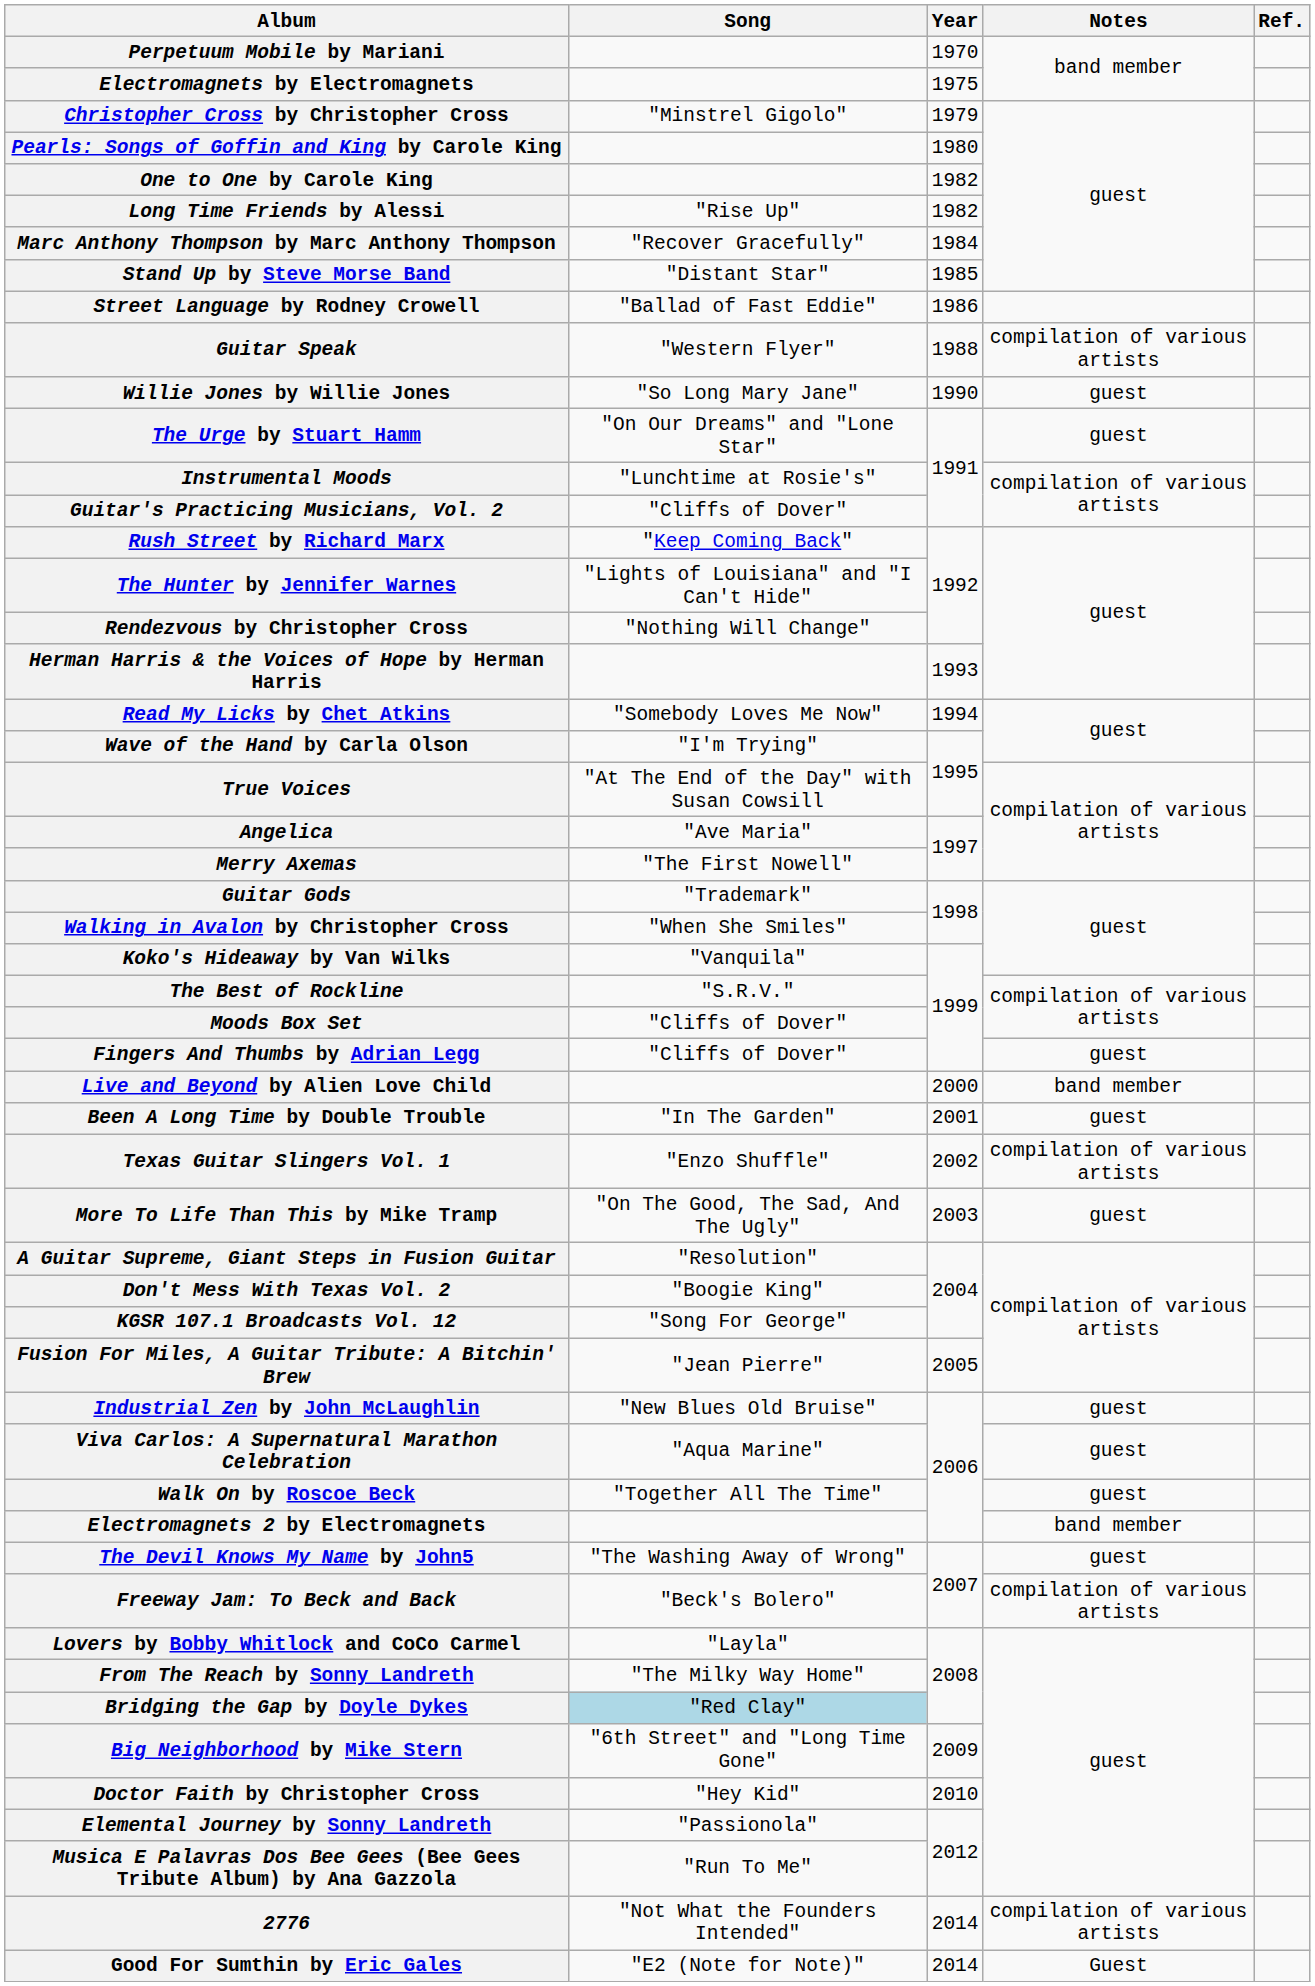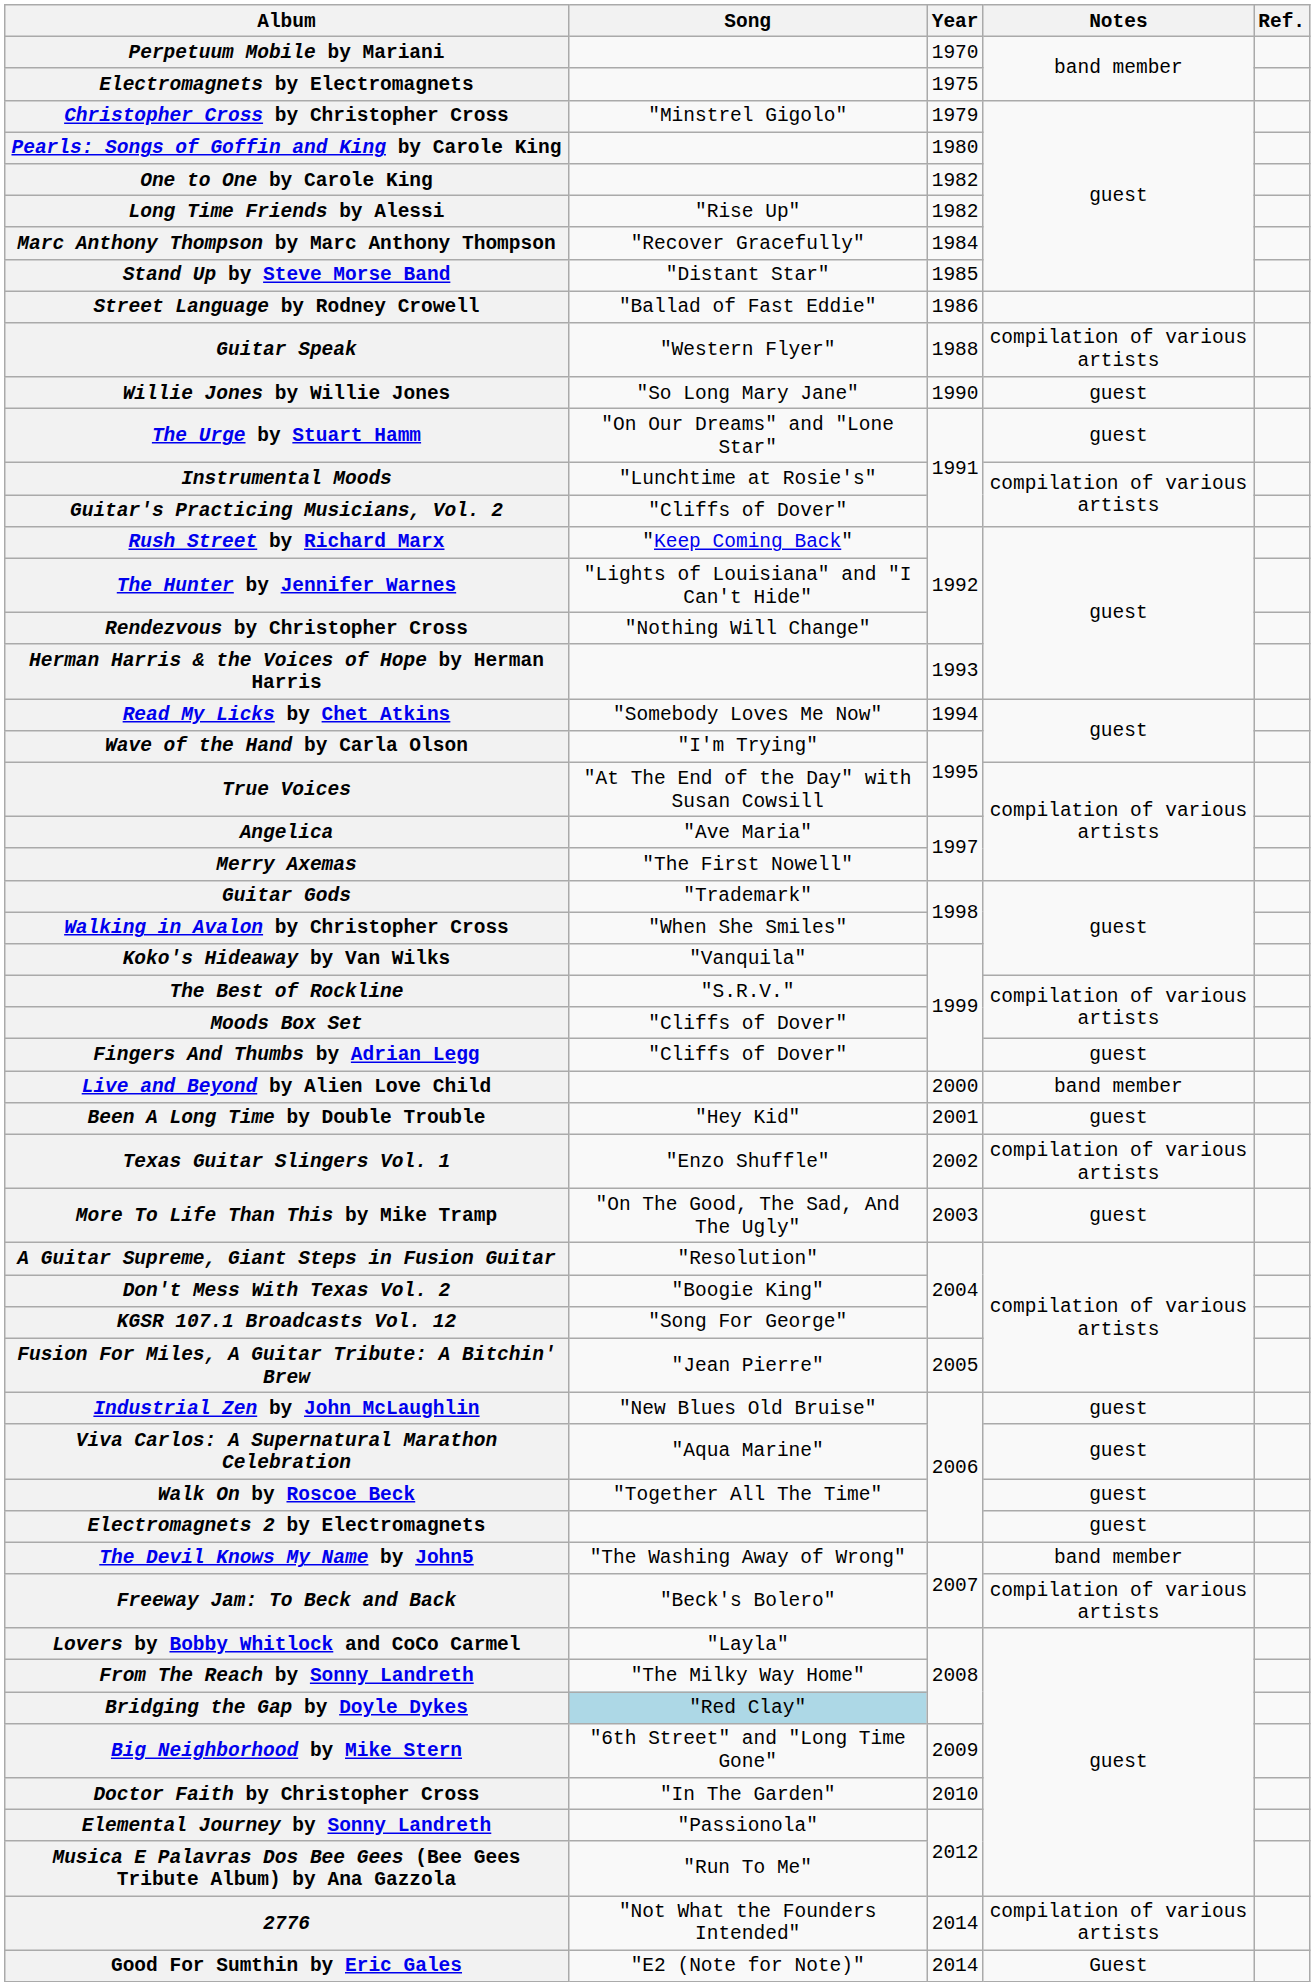(748, 1118) "In The Garden" -> (748, 1118) "Hey Kid"
(1118, 1526) band member -> (1118, 1526) guest
(1118, 1558) guest -> (1118, 1558) band member
(748, 1794) "Hey Kid" -> (748, 1794) "In The Garden"
